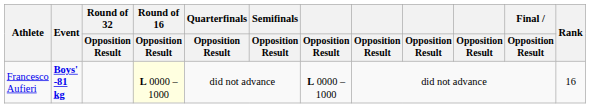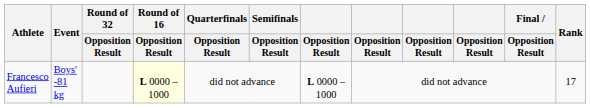(66, 82) bold -> (65, 82) normal
(571, 82) 16 -> (571, 82) 17
